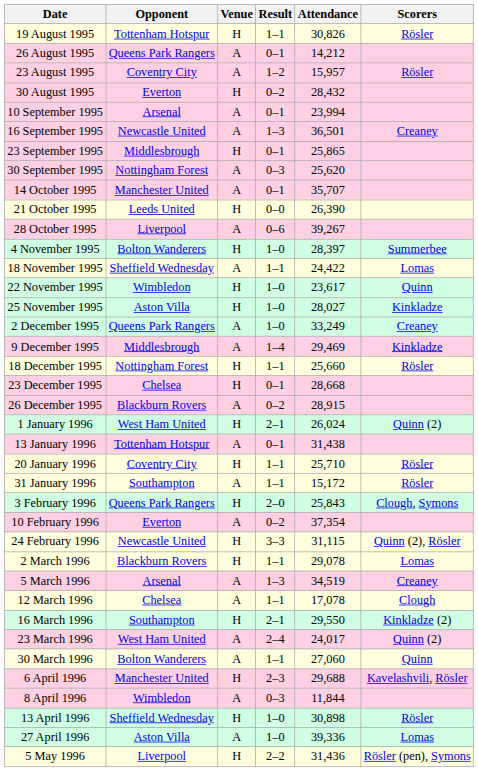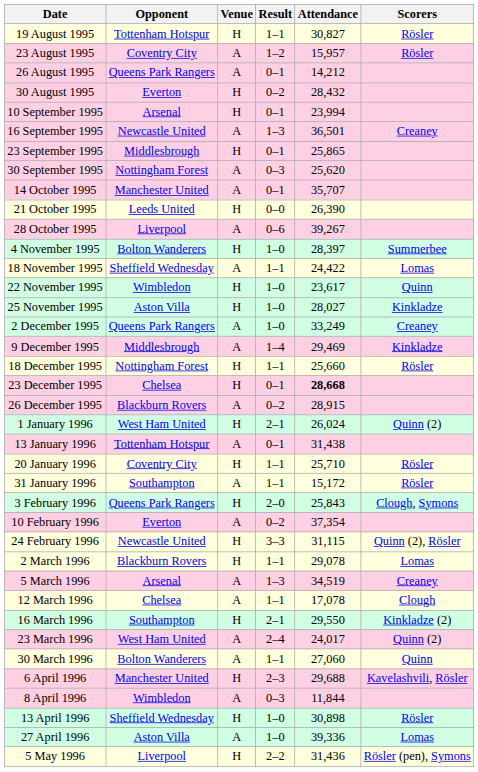(328, 33) 30,826 -> (328, 33) 30,827
rows swapped: (55, 72) <-> (55, 53)
(237, 111) A -> (237, 111) H
(328, 385) normal -> (328, 385) bold
